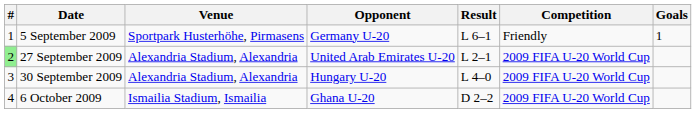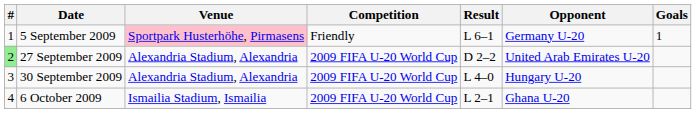columns swapped: (382, 14) <-> (576, 14)
(216, 35) no background -> (216, 35) pink background
(476, 56) L 2–1 -> (480, 56) D 2–2
(477, 98) D 2–2 -> (479, 98) L 2–1
